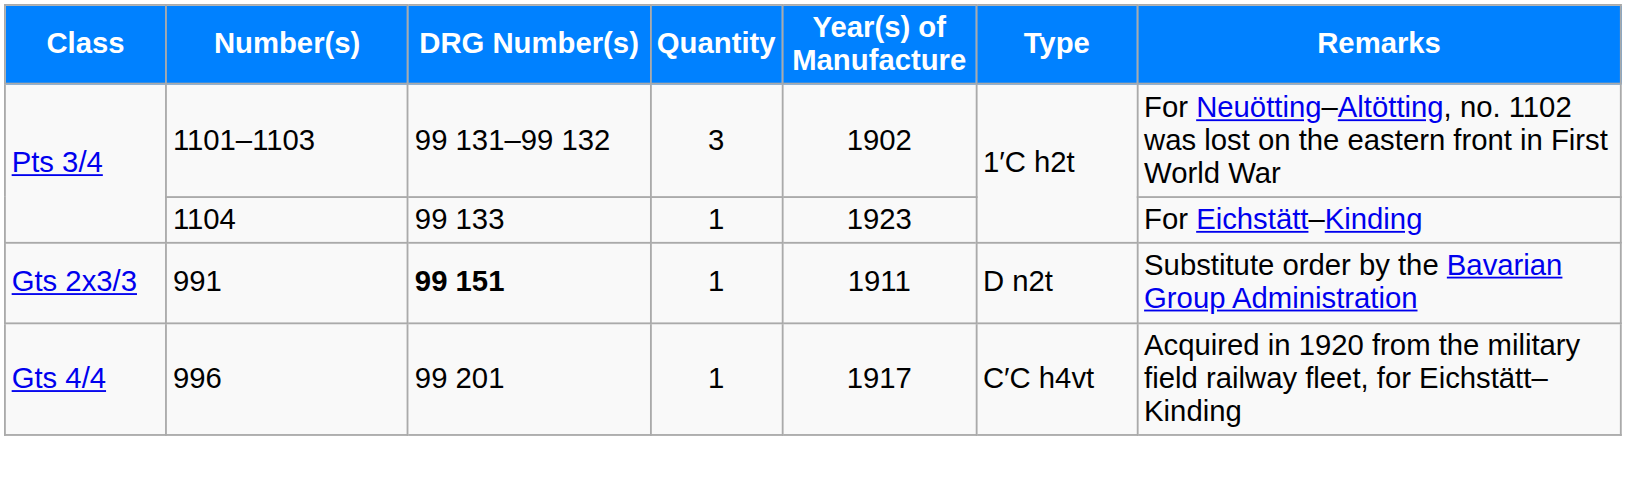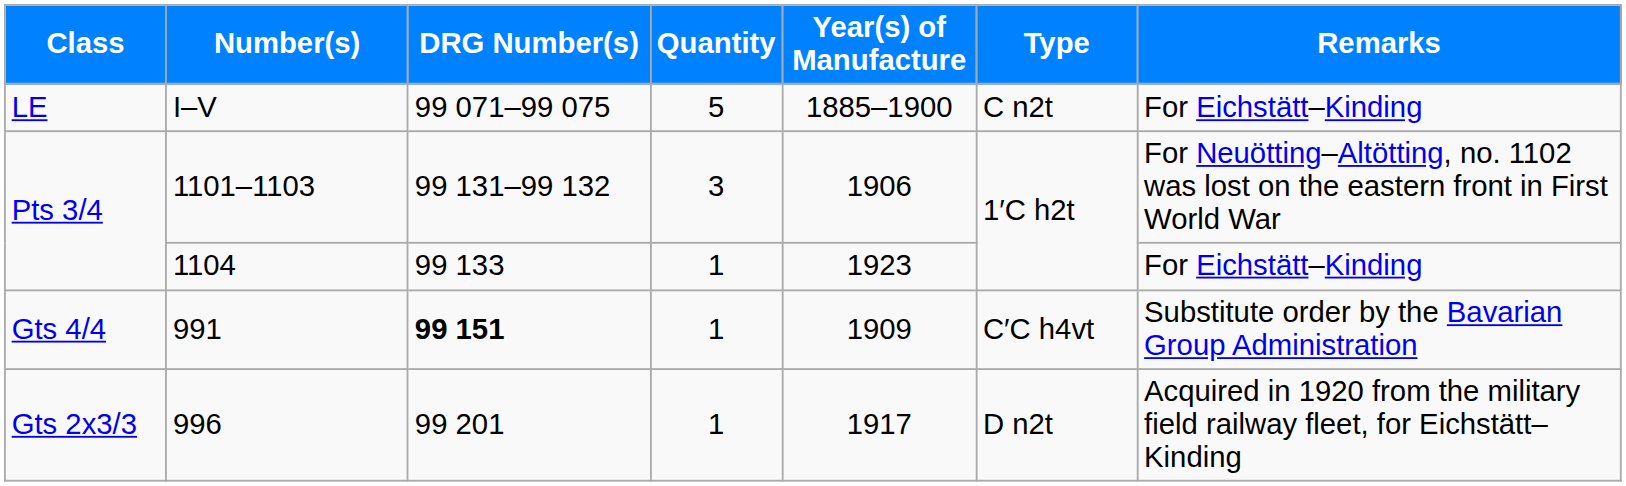+ row: (195, 107)
(879, 140) 1902 -> (879, 186) 1906
(74, 282) Gts 2x3/3 -> (59, 328) Gts 4/4
(879, 282) 1911 -> (879, 328) 1909
(1018, 282) D n2t -> (1039, 328) C′C h4vt
(59, 378) Gts 4/4 -> (74, 424) Gts 2x3/3
(1039, 378) C′C h4vt -> (1018, 424) D n2t
